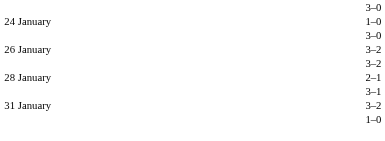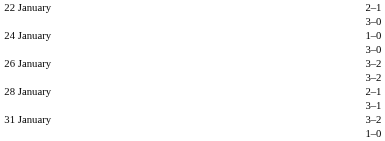+ row: (28, 7)
